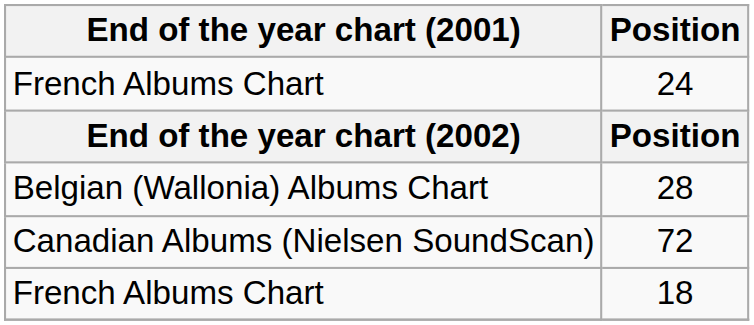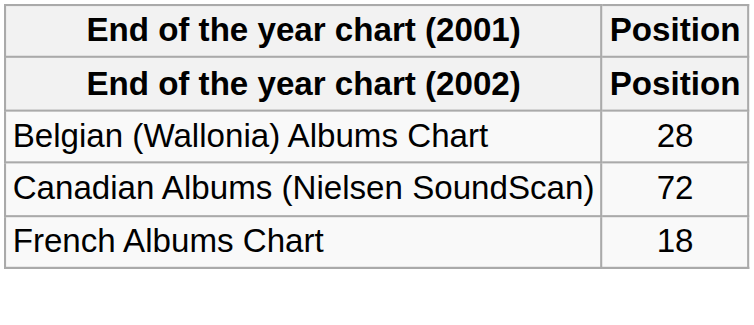- row: (675, 83)
